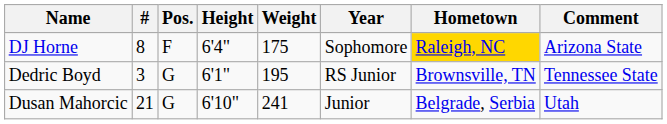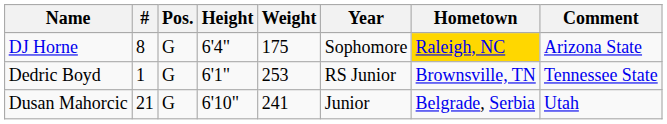(167, 47) F -> (169, 47) G
(140, 75) 3 -> (140, 75) 1
(275, 75) 195 -> (275, 75) 253
